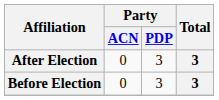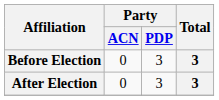rows swapped: (54, 83) <-> (54, 60)
